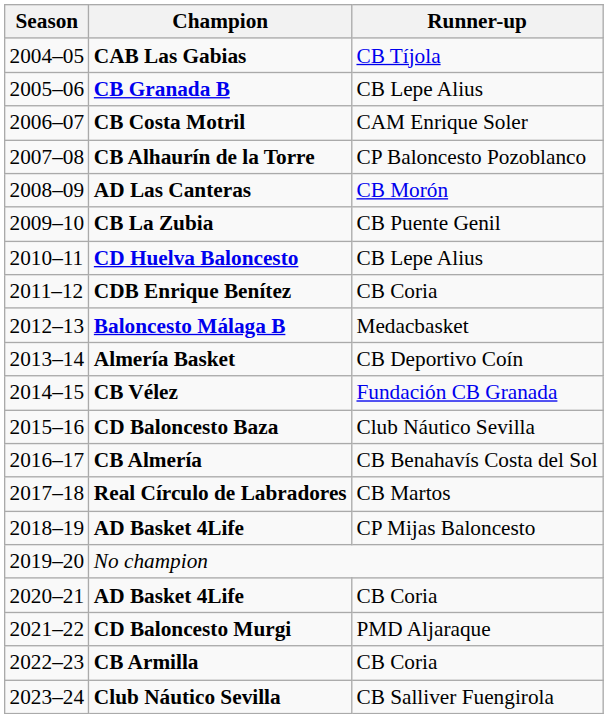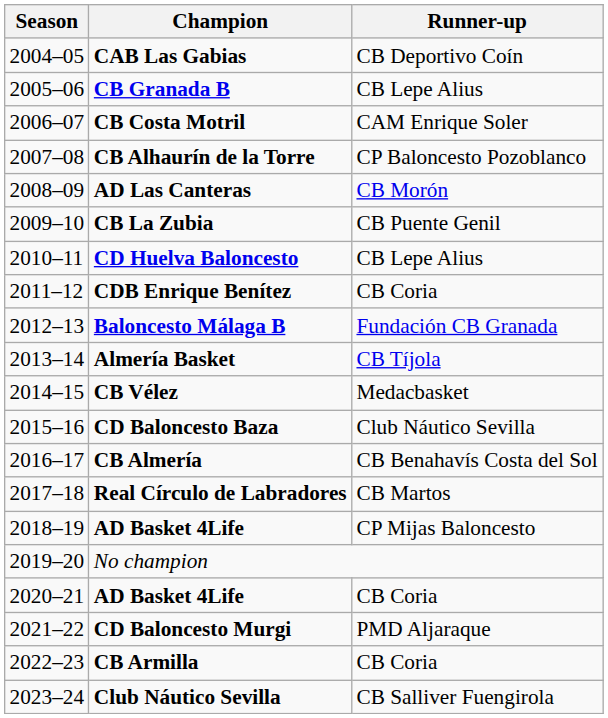(399, 55) CB Tíjola -> (440, 55) CB Deportivo Coín
(413, 325) Medacbasket -> (457, 325) Fundación CB Granada
(440, 358) CB Deportivo Coín -> (399, 358) CB Tíjola
(457, 392) Fundación CB Granada -> (413, 392) Medacbasket
